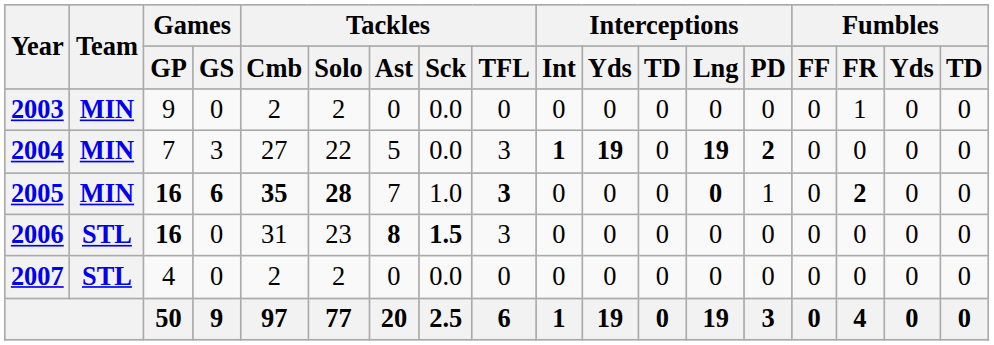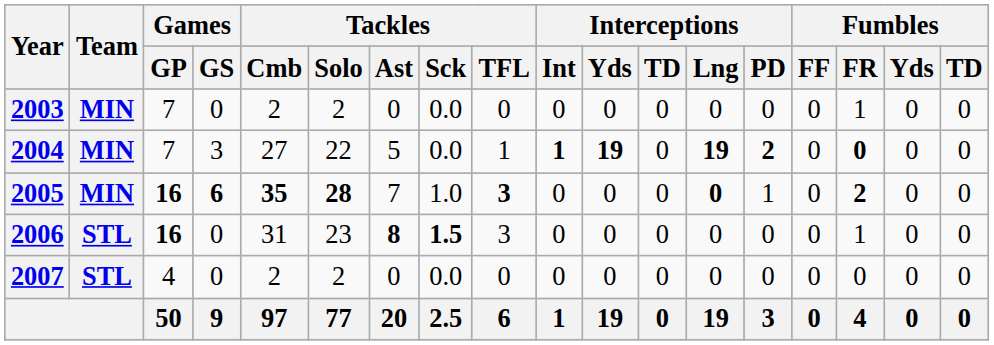(168, 109) 9 -> (168, 109) 7
(504, 151) 3 -> (504, 151) 1
(860, 151) normal -> (860, 151) bold
(860, 234) 0 -> (860, 234) 1
